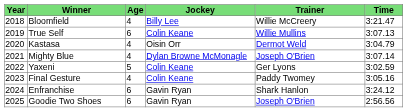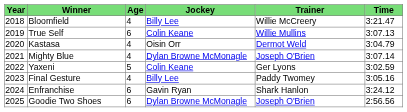(170, 78) Colin Keane -> (163, 78) Billy Lee
(169, 101) Gavin Ryan -> (197, 101) Dylan Browne McMonagle
